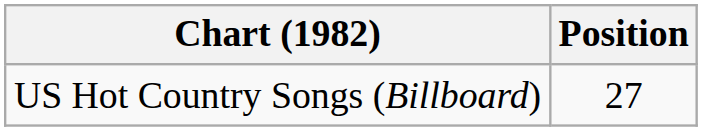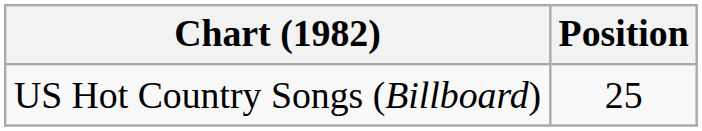(624, 94) 27 -> (624, 94) 25
